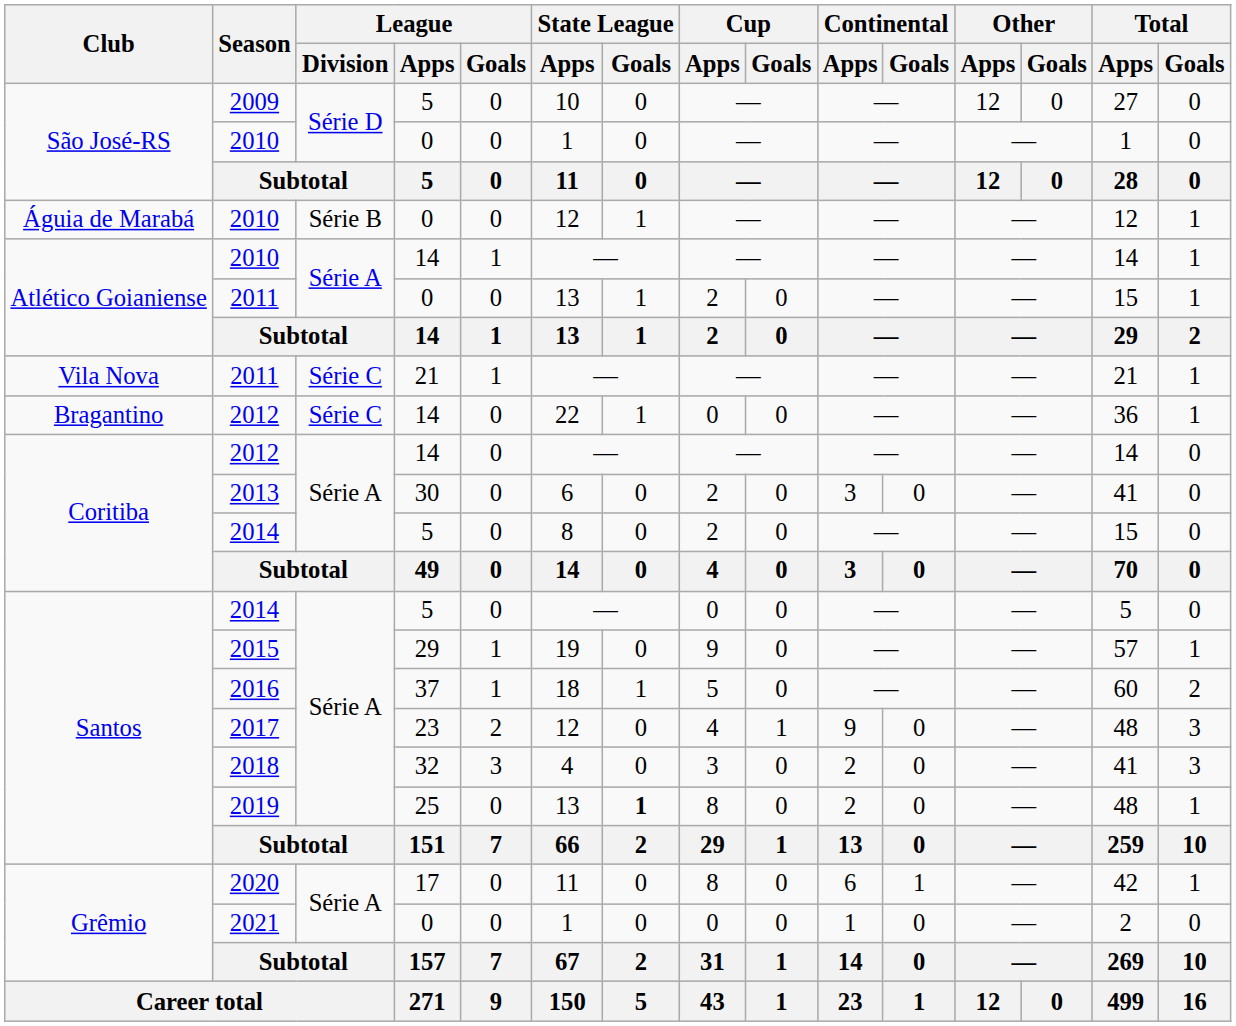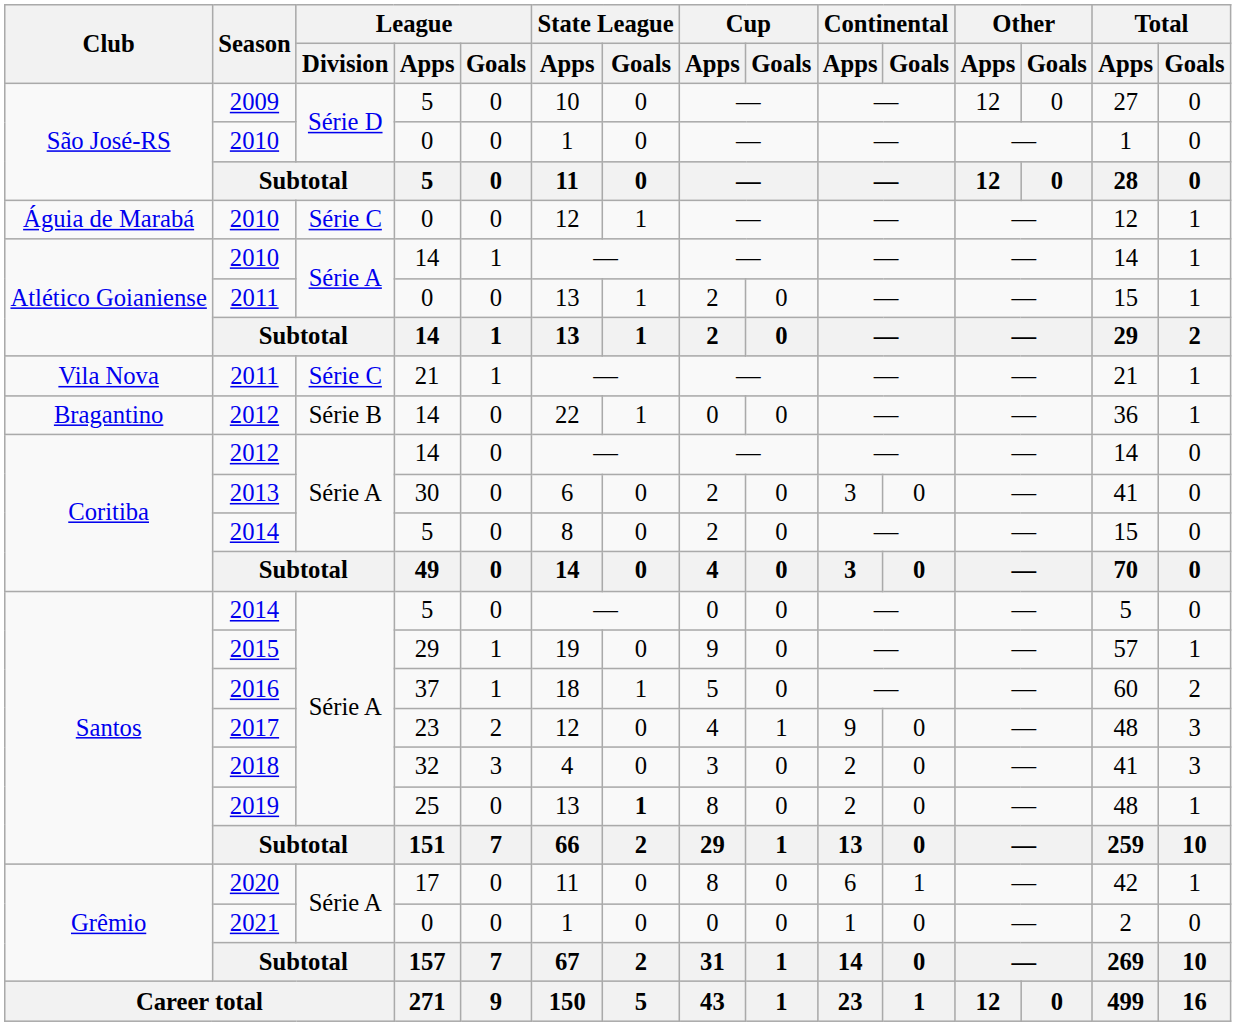(345, 219) Série B -> (345, 219) Série C
(345, 414) Série C -> (345, 414) Série B
